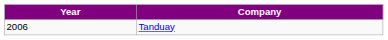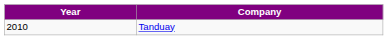(17, 27) 2006 -> (17, 27) 2010
